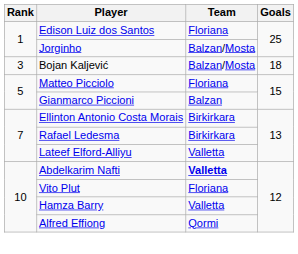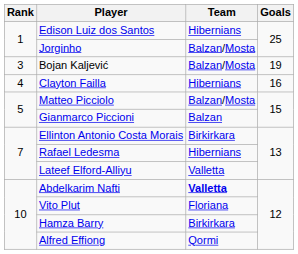(208, 30) Floriana -> (215, 30) Hibernians
(276, 65) 18 -> (276, 65) 19
+ row: (72, 83)
(208, 83) Floriana -> (222, 100) Balzan/Mosta
(212, 135) Birkirkara -> (215, 153) Hibernians
(206, 205) Valletta -> (212, 223) Birkirkara
